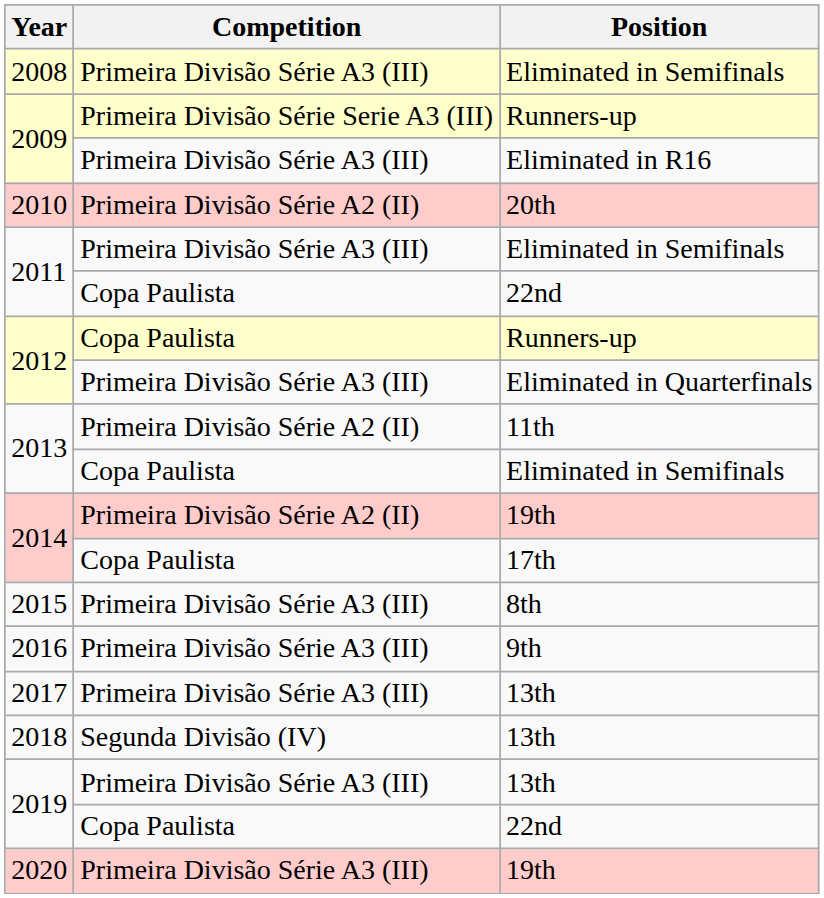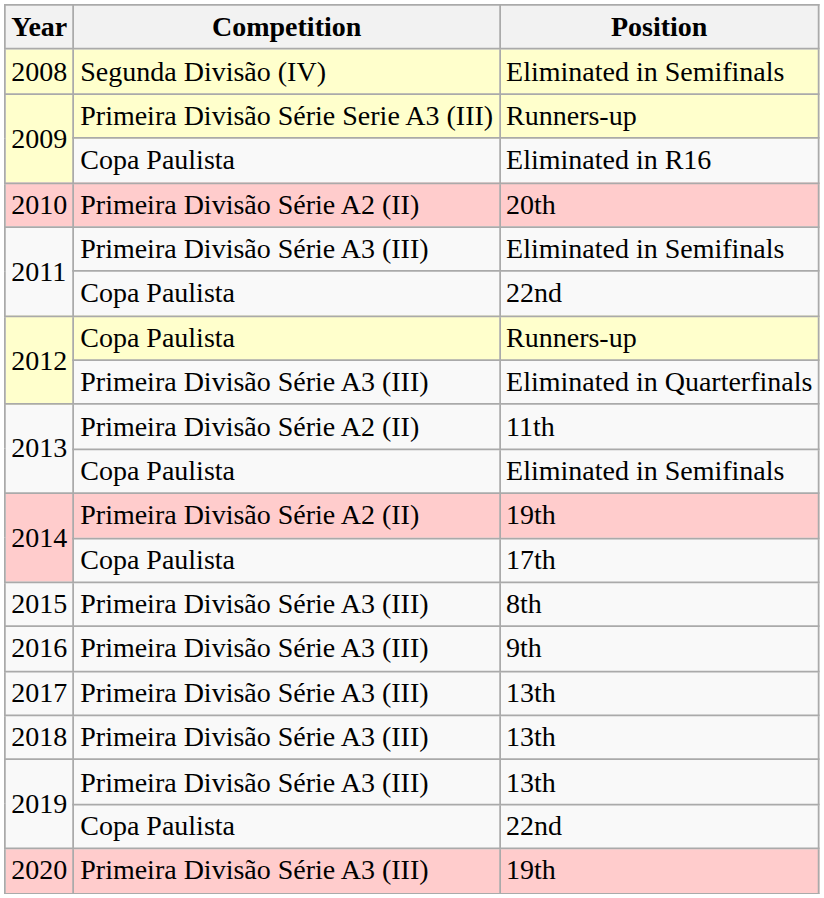(254, 71) Primeira Divisão Série A3 (III) -> (203, 71) Segunda Divisão (IV)
(254, 159) Primeira Divisão Série A3 (III) -> (158, 159) Copa Paulista
(203, 737) Segunda Divisão (IV) -> (254, 737) Primeira Divisão Série A3 (III)
